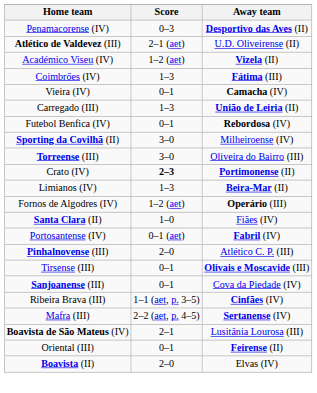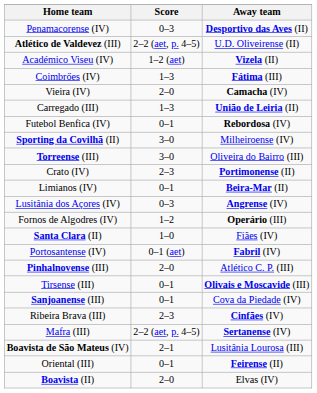(167, 44) 2–1 (aet) -> (167, 44) 2–2 (aet, p. 4–5)
(167, 92) 0–1 -> (167, 92) 2–0
(167, 172) bold -> (167, 172) normal
(167, 188) 1–3 -> (167, 188) 0–1
+ row: (68, 204)
(167, 204) 1–2 (aet) -> (167, 220) 1–2
(167, 300) 1–1 (aet, p. 3–5) -> (167, 316) 2–3
